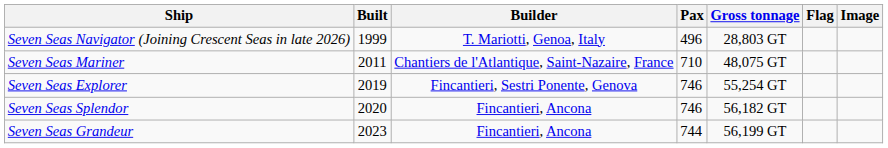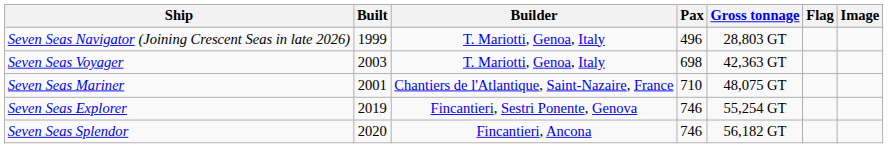+ row: (66, 62)
(372, 62) 2011 -> (372, 85) 2001
- row: (70, 131)
